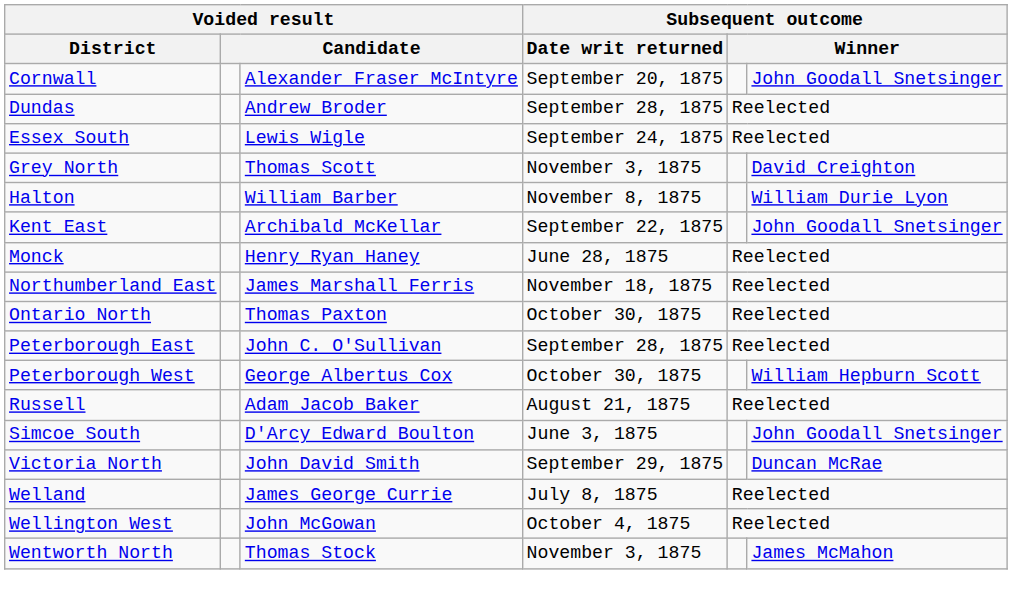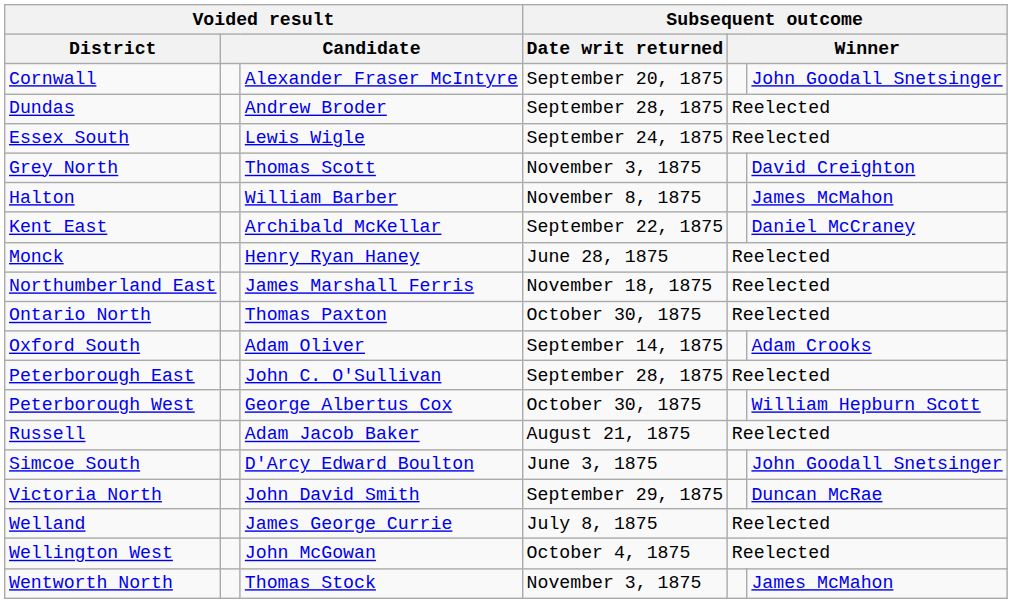(850, 198) William Durie Lyon -> (822, 198) James McMahon
(877, 227) John Goodall Snetsinger -> (833, 227) Daniel McCraney
+ row: (75, 346)
